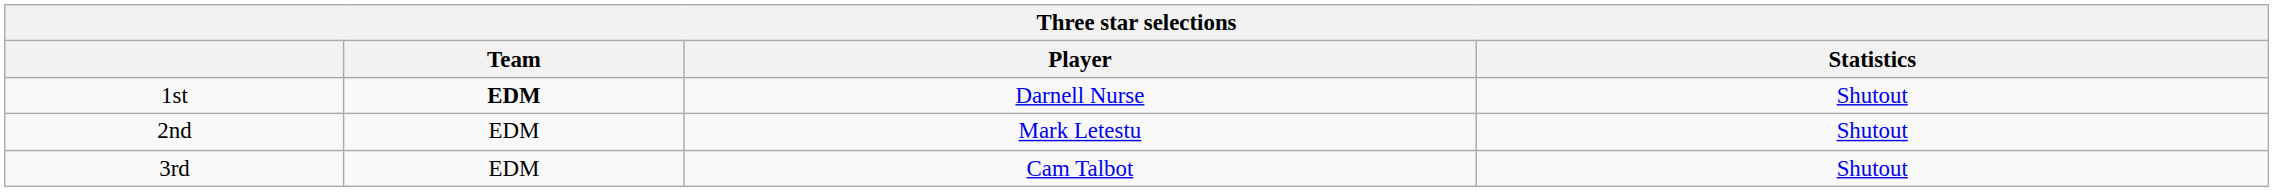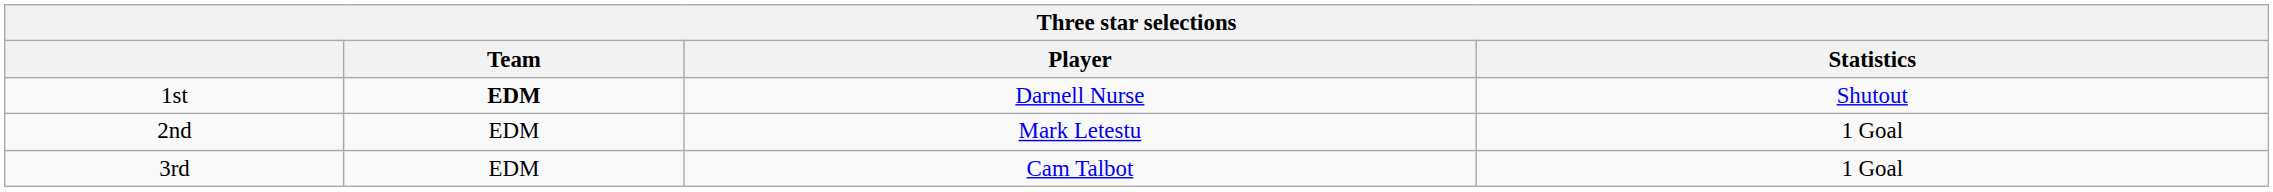(1872, 131) Shutout -> (1872, 131) 1 Goal
(1872, 167) Shutout -> (1872, 167) 1 Goal
